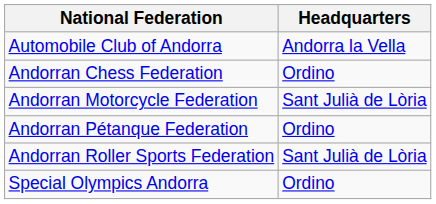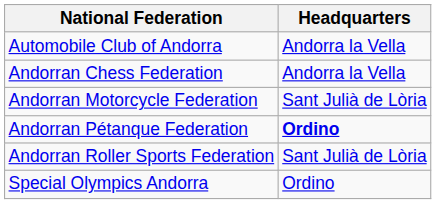(308, 73) Ordino -> (344, 73) Andorra la Vella
(308, 128) normal -> (311, 128) bold
